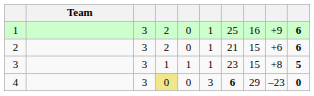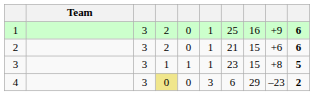(232, 82) bold -> (232, 82) normal
(298, 82) 0 -> (298, 82) 2
